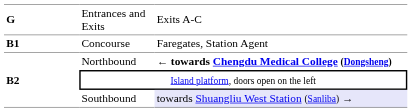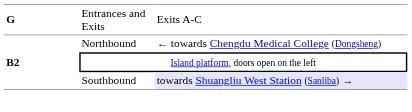- row: (106, 43)
(274, 61) bold -> (269, 43) normal
